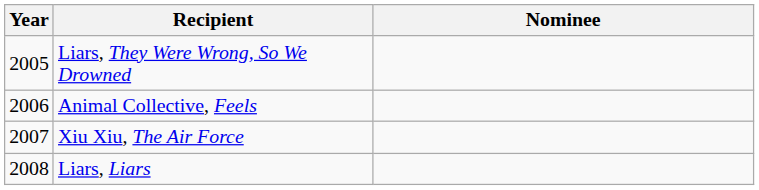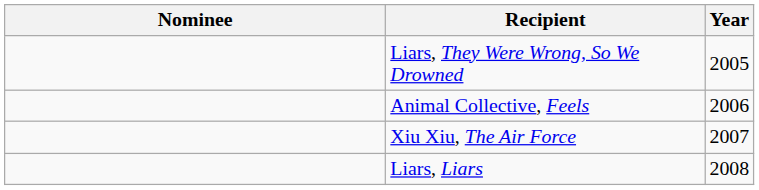columns swapped: (29, 20) <-> (563, 20)
